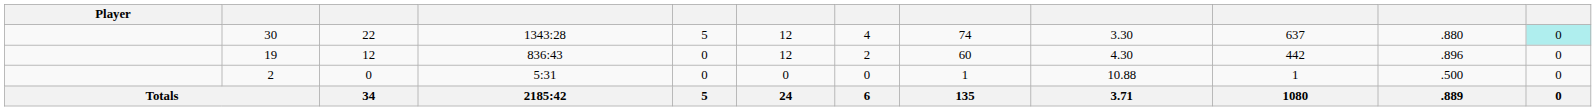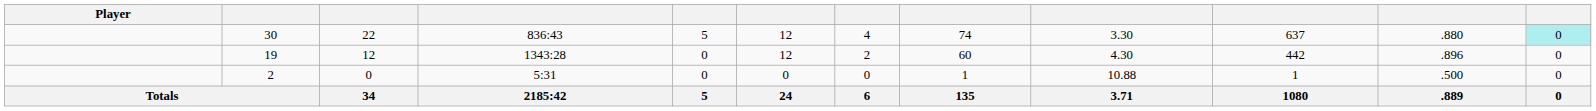(545, 34) 1343:28 -> (545, 34) 836:43
(545, 55) 836:43 -> (545, 55) 1343:28
